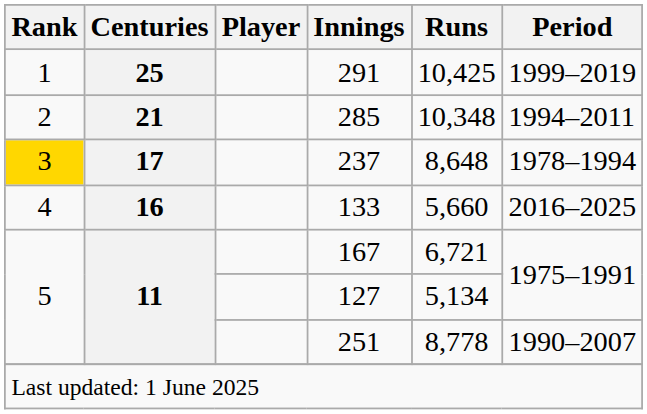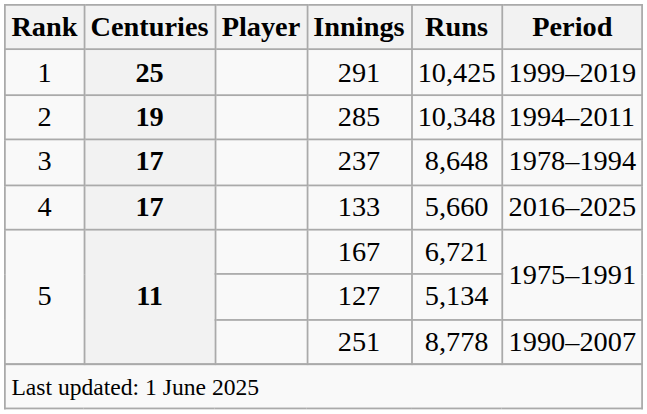(150, 116) 21 -> (150, 116) 19
(44, 161) gold background -> (44, 161) no background
(150, 206) 16 -> (150, 206) 17
